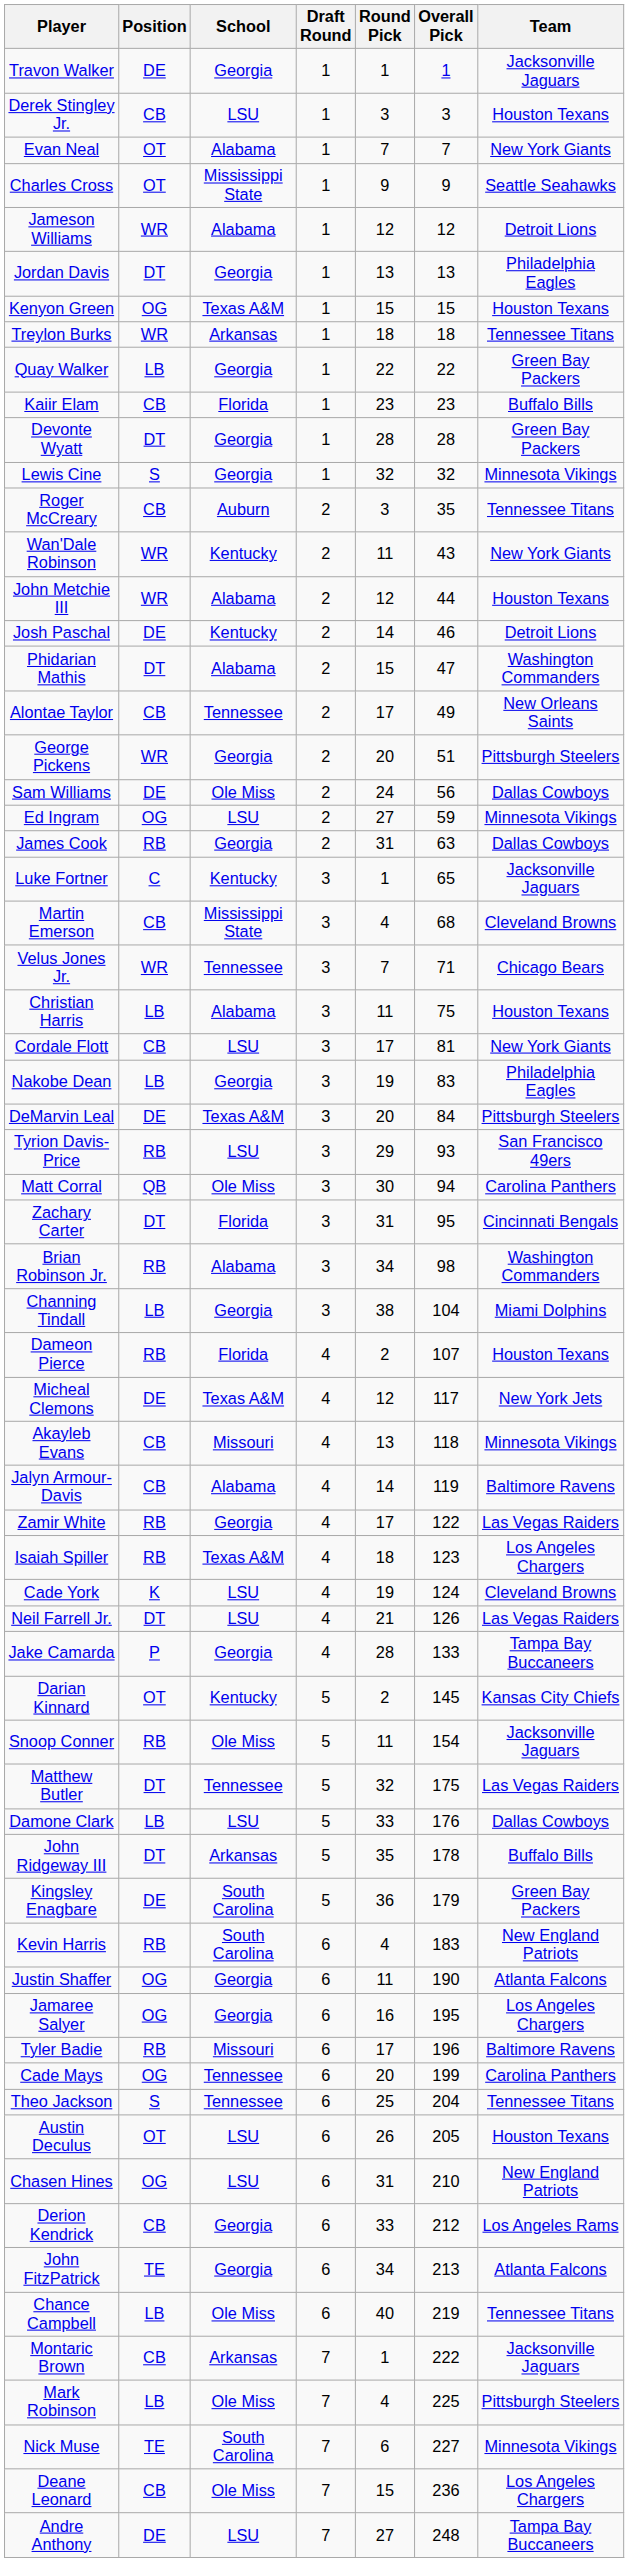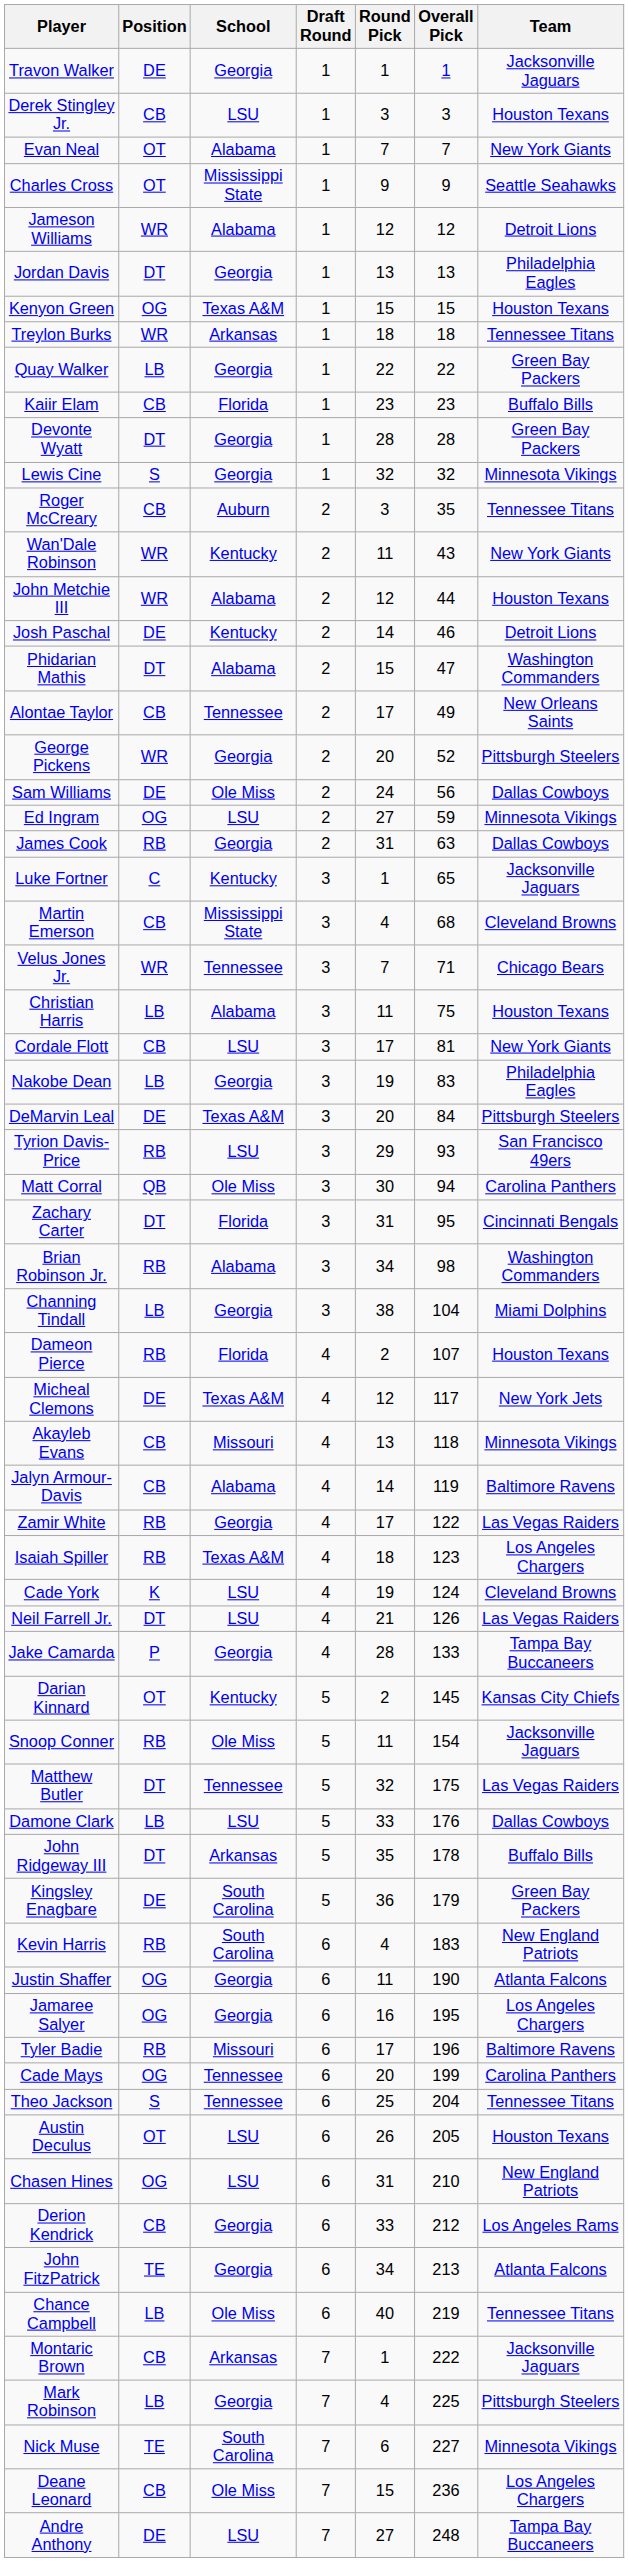(446, 757) 51 -> (446, 757) 52
(243, 2402) Ole Miss -> (243, 2402) Georgia
